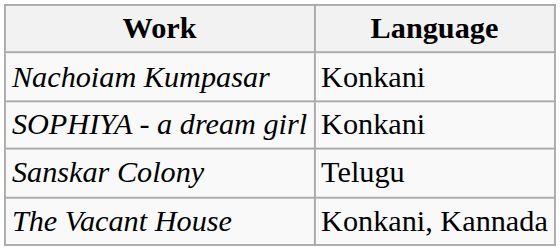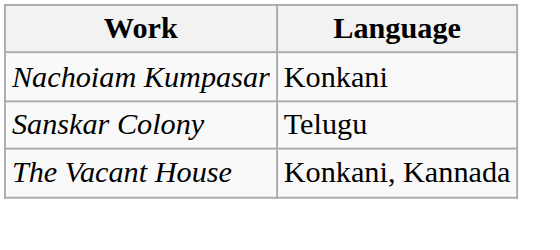- row: (160, 124)
